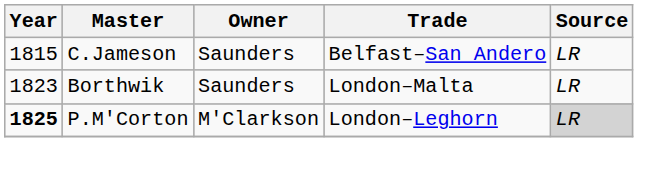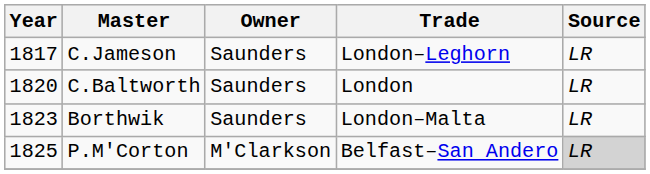(34, 54) 1815 -> (34, 54) 1817
(437, 54) Belfast–San Andero -> (425, 54) London–Leghorn
+ row: (134, 87)
(34, 120) bold -> (34, 153) normal
(413, 120) London–Leghorn -> (450, 153) Belfast–San Andero
